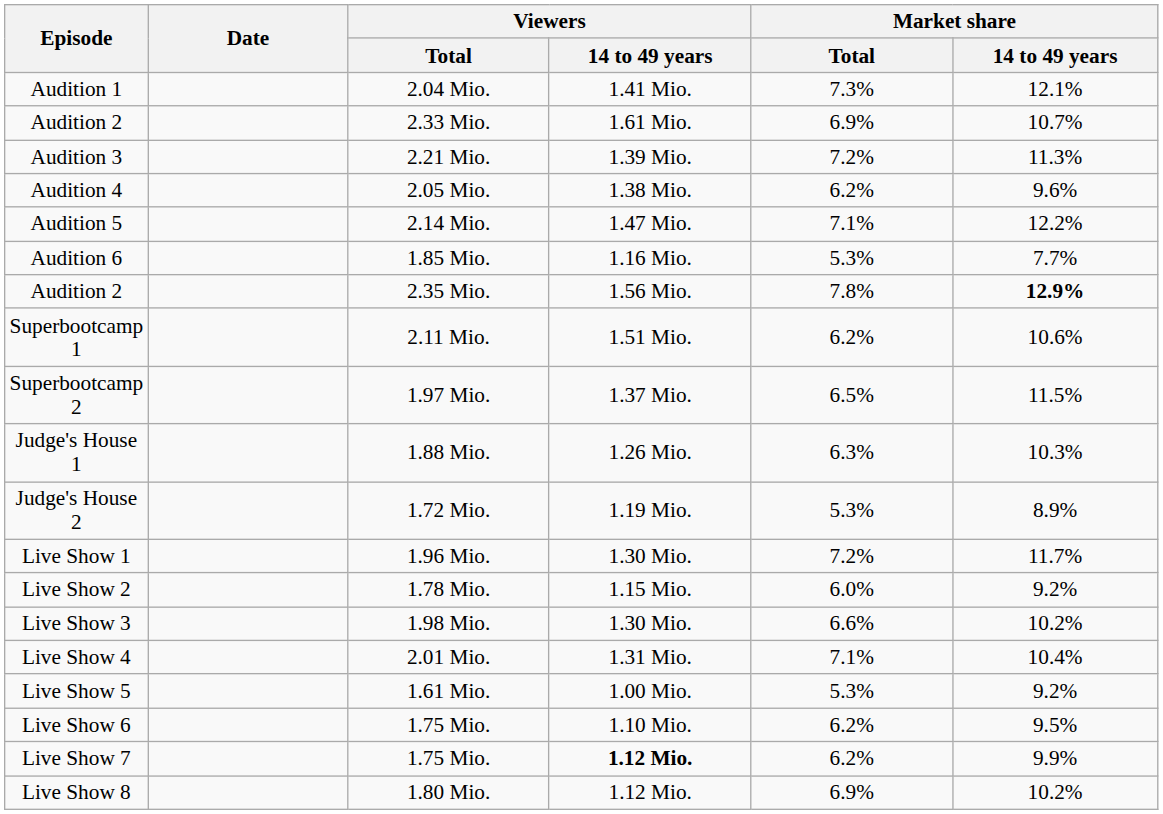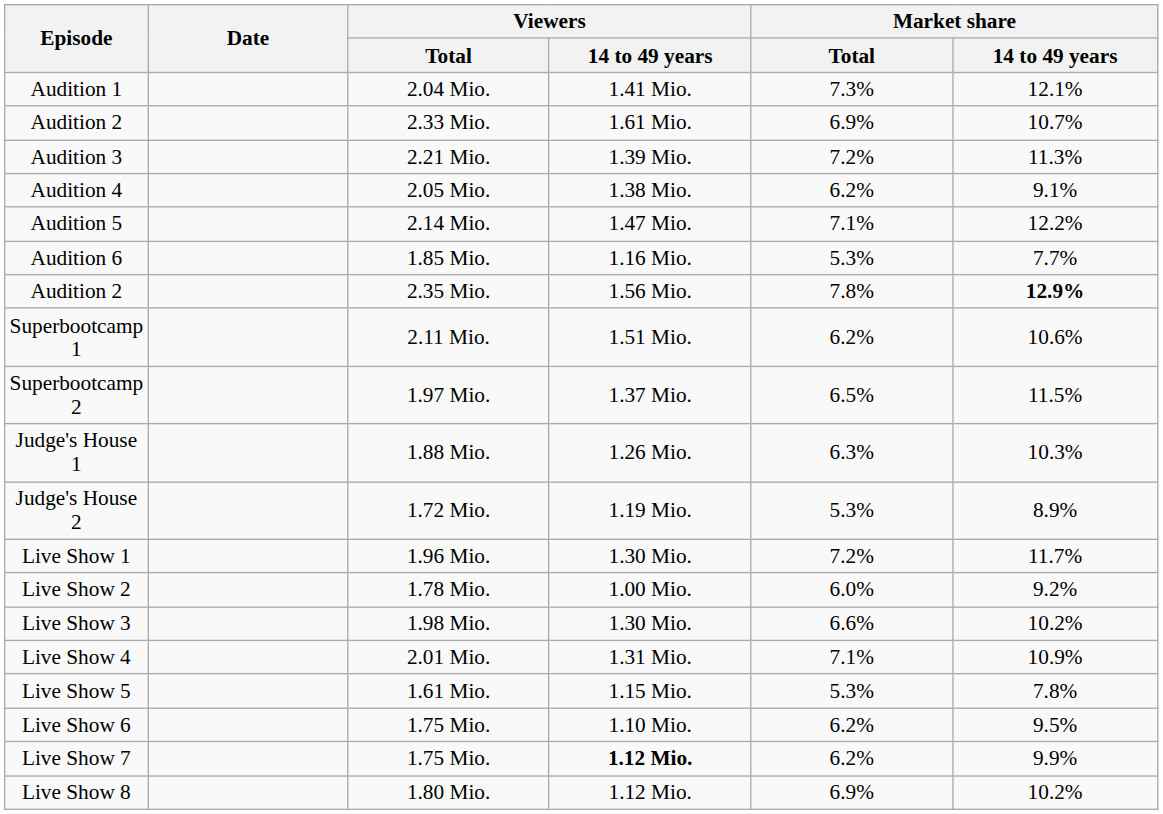(1055, 190) 9.6% -> (1055, 190) 9.1%
(650, 589) 1.15 Mio. -> (650, 589) 1.00 Mio.
(1055, 657) 10.4% -> (1055, 657) 10.9%
(650, 690) 1.00 Mio. -> (650, 690) 1.15 Mio.
(1055, 690) 9.2% -> (1055, 690) 7.8%
